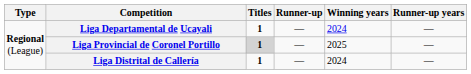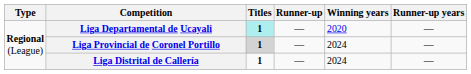(260, 29) no background -> (260, 29) paleturquoise background
(337, 29) 2024 -> (337, 29) 2020
(337, 45) 2025 -> (337, 45) 2024
